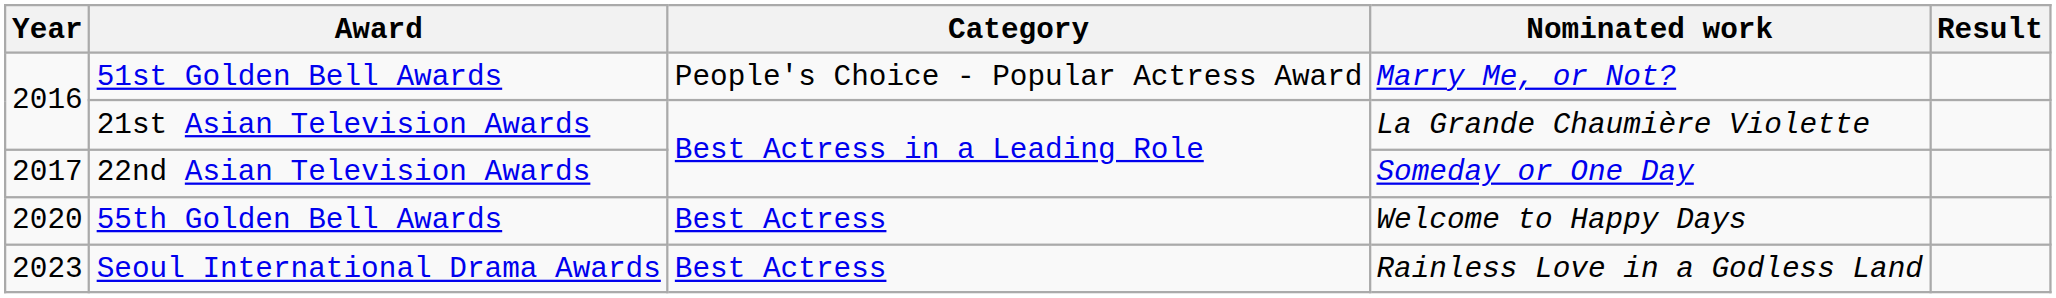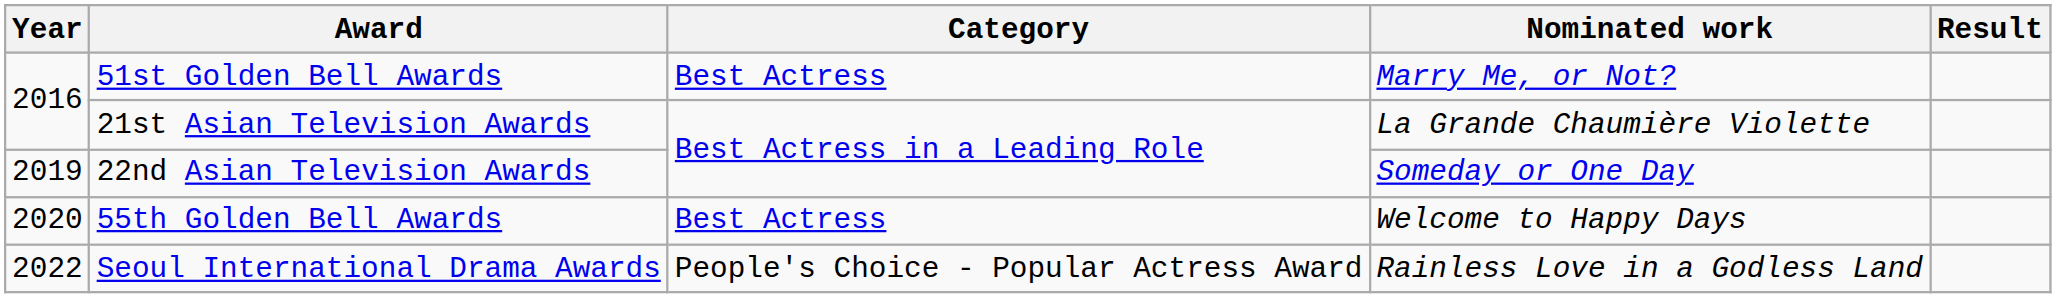(1019, 77) People's Choice - Popular Actress Award -> (781, 77) Best Actress
(47, 173) 2017 -> (47, 173) 2019
(47, 268) 2023 -> (47, 268) 2022
(781, 268) Best Actress -> (1019, 268) People's Choice - Popular Actress Award
